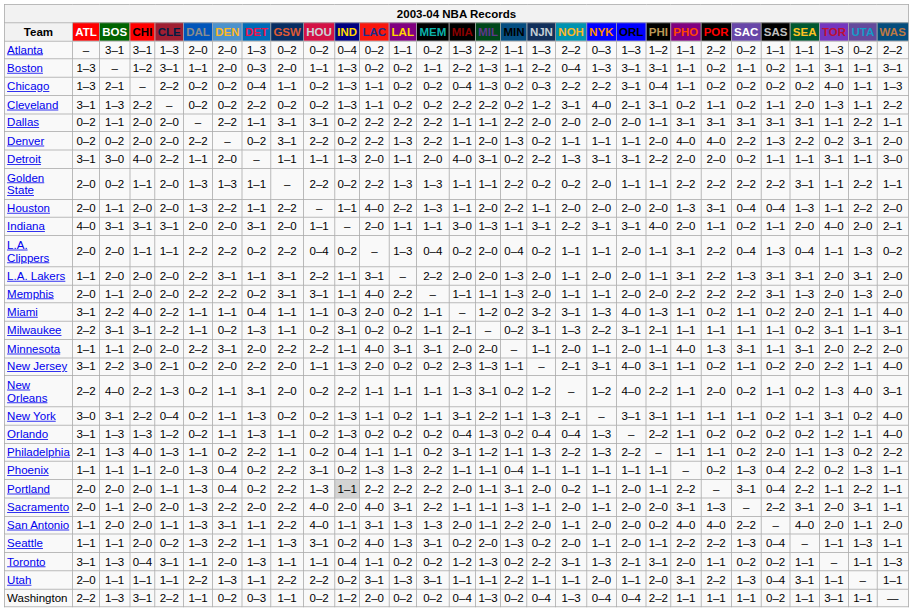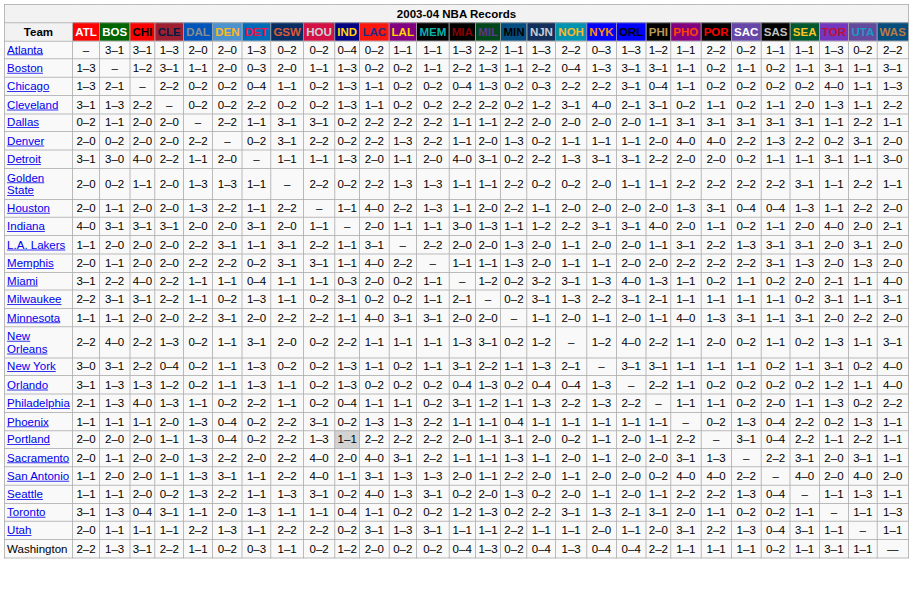(433, 50) 0–2 -> (433, 50) 1–1
(86, 141) 0–2 -> (86, 141) 2–0
(541, 227) 3–1 -> (541, 227) 1–2
- row: (28, 251)
- row: (37, 367)
(863, 392) 4–0 -> (863, 342) 1–1
(863, 525) 1–1 -> (863, 476) 4–0
